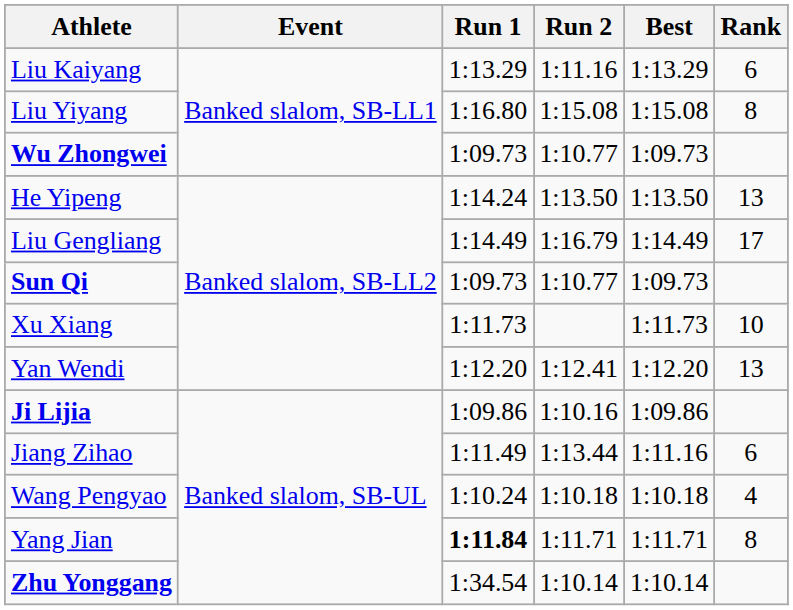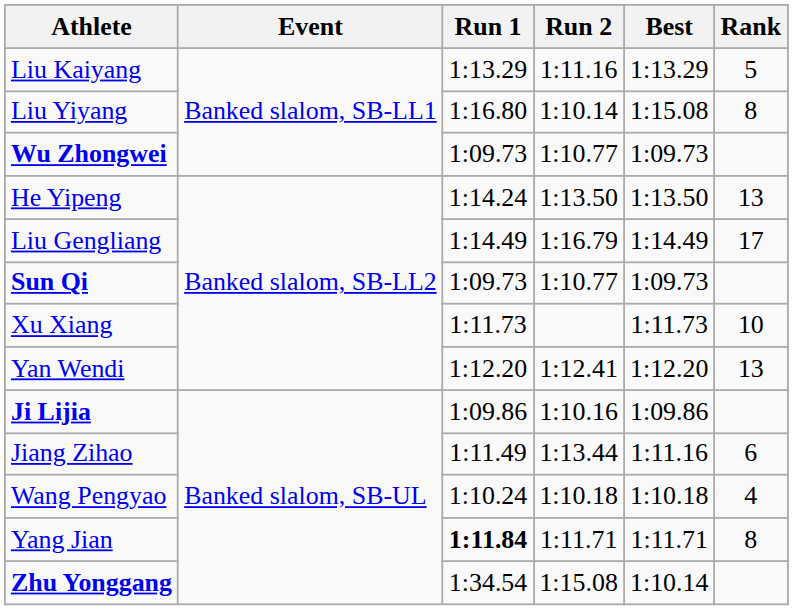(751, 69) 6 -> (751, 69) 5
(579, 111) 1:15.08 -> (579, 111) 1:10.14
(579, 582) 1:10.14 -> (579, 582) 1:15.08
